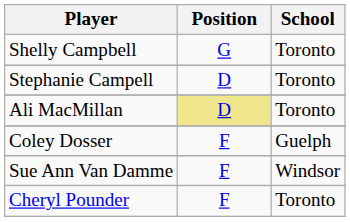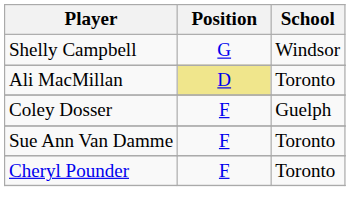(305, 49) Toronto -> (308, 49) Windsor
- row: (81, 79)
(308, 170) Windsor -> (305, 140) Toronto
